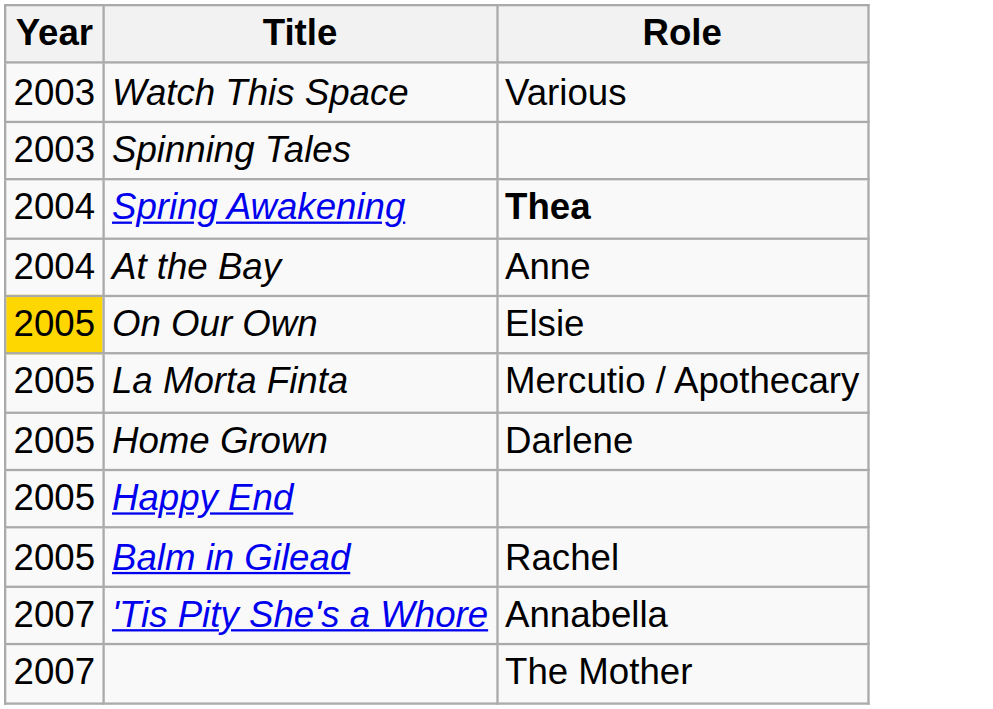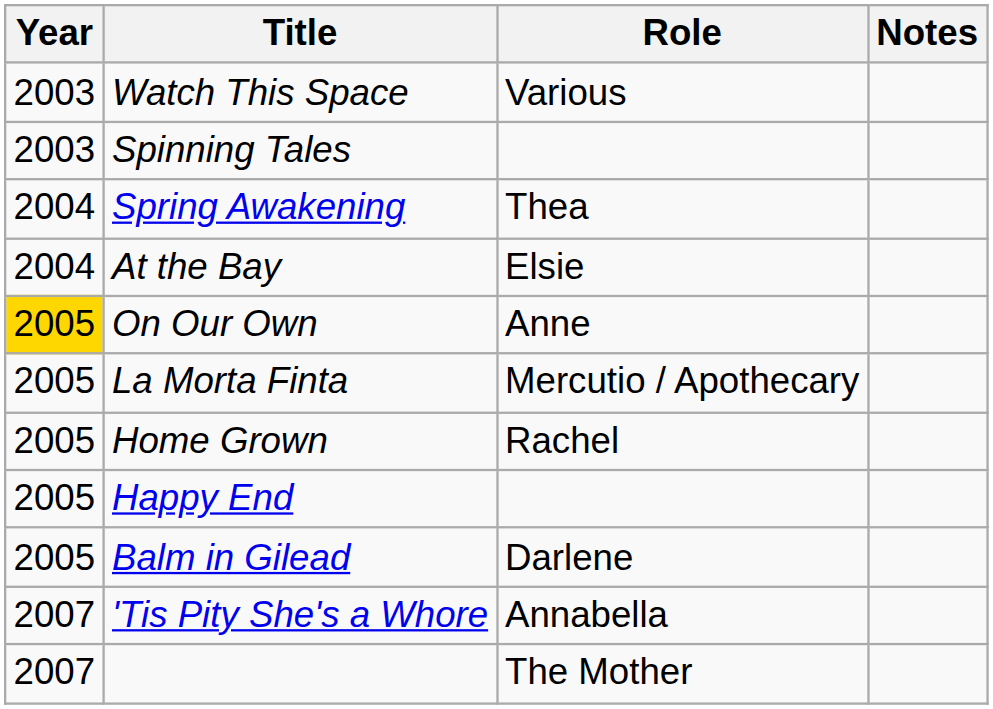+ column: (927, 33)
(548, 207) bold -> (547, 207) normal
(548, 265) Anne -> (545, 265) Elsie
(545, 324) Elsie -> (548, 324) Anne
(569, 440) Darlene -> (562, 440) Rachel
(562, 556) Rachel -> (569, 556) Darlene
